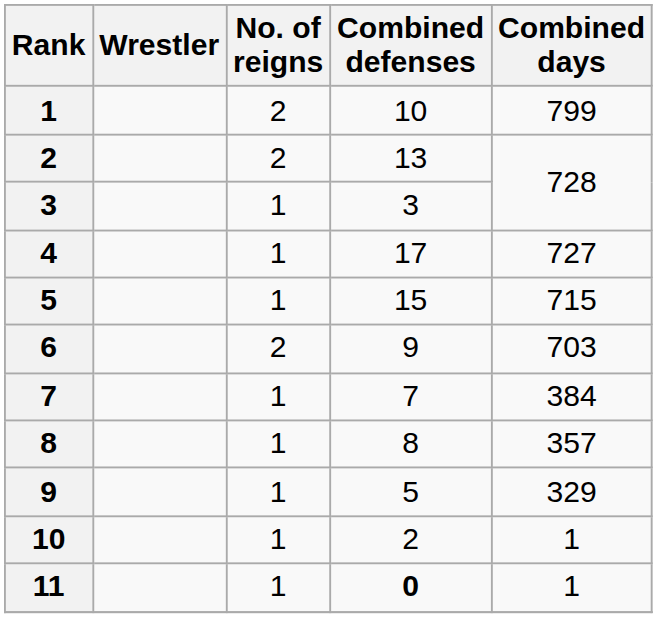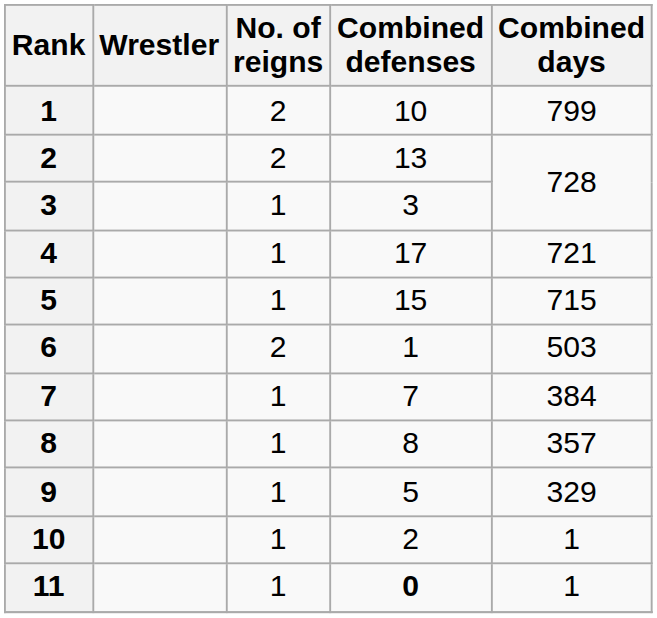(572, 253) 727 -> (572, 253) 721
(411, 348) 9 -> (411, 348) 1
(572, 348) 703 -> (572, 348) 503
